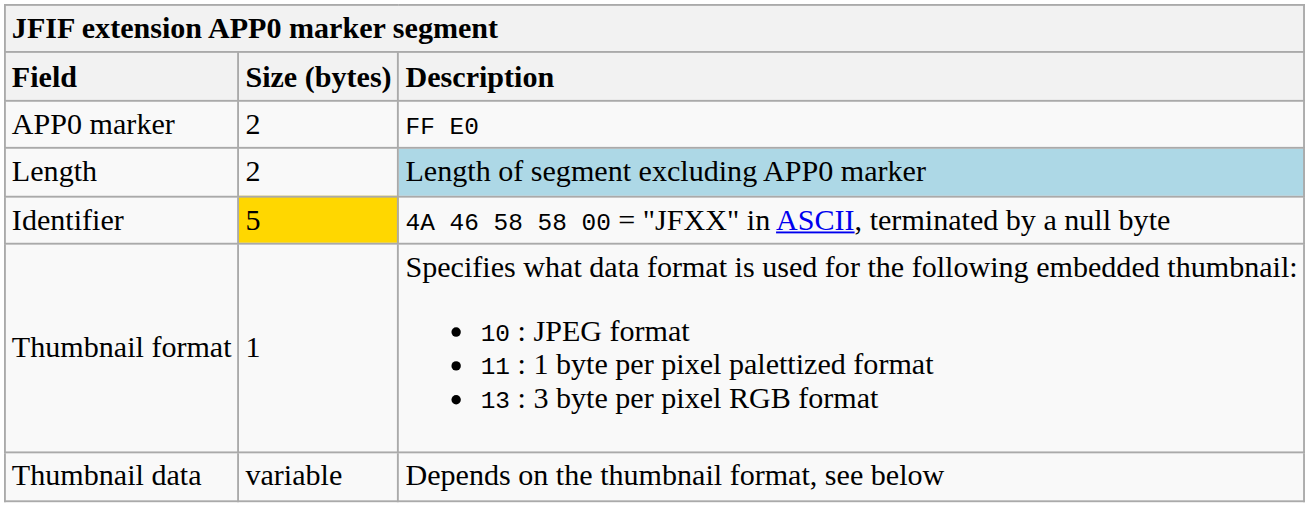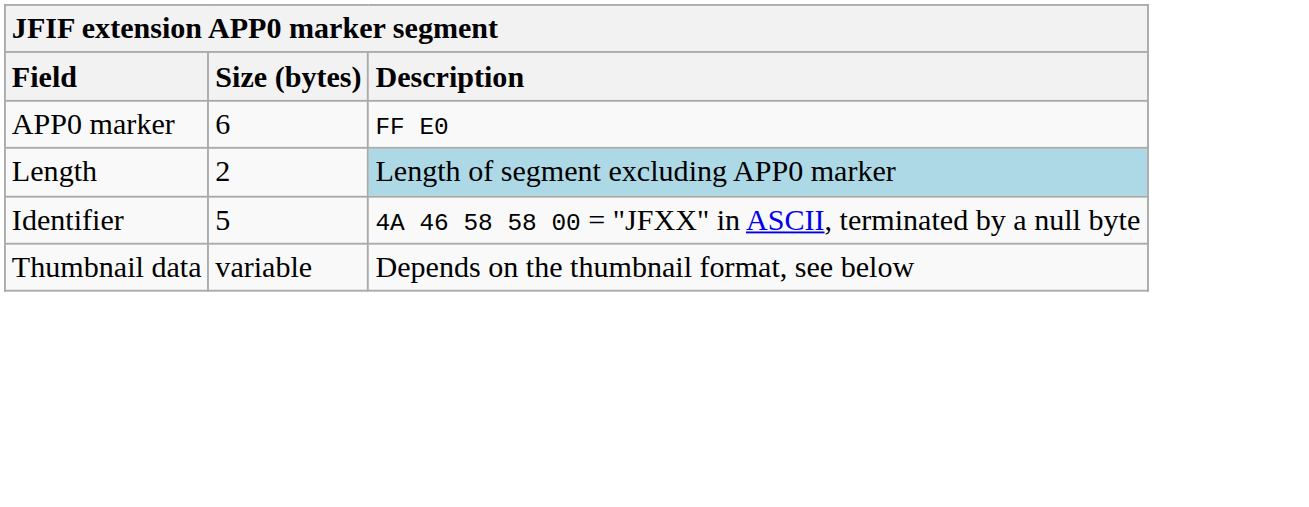(253, 123) 2 -> (223, 123) 6
(253, 219) gold background -> (223, 219) no background
- row: (122, 347)
